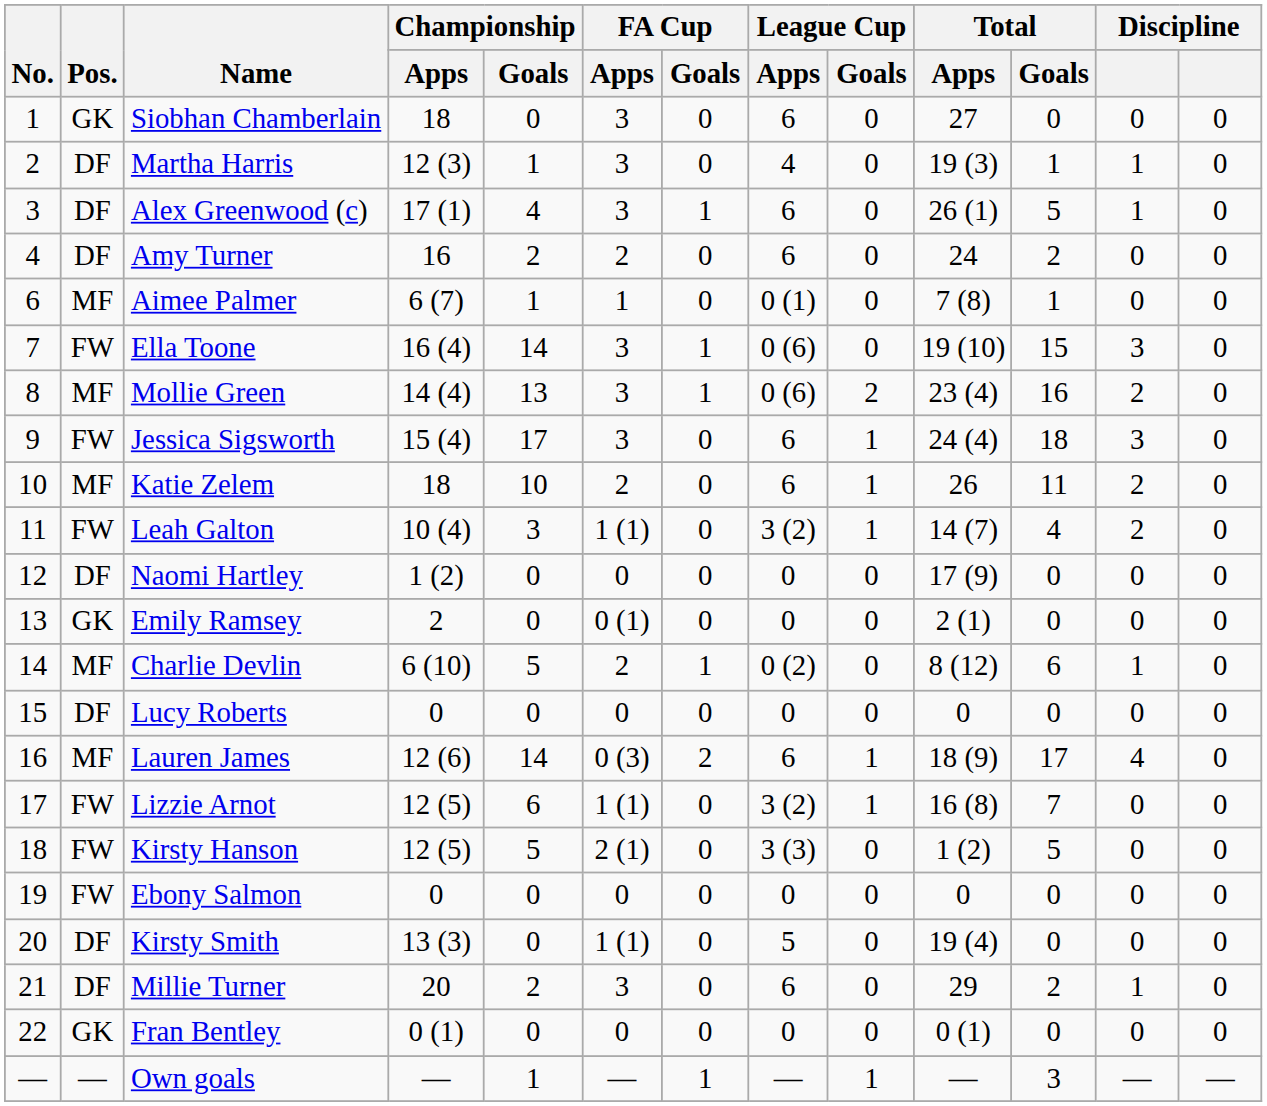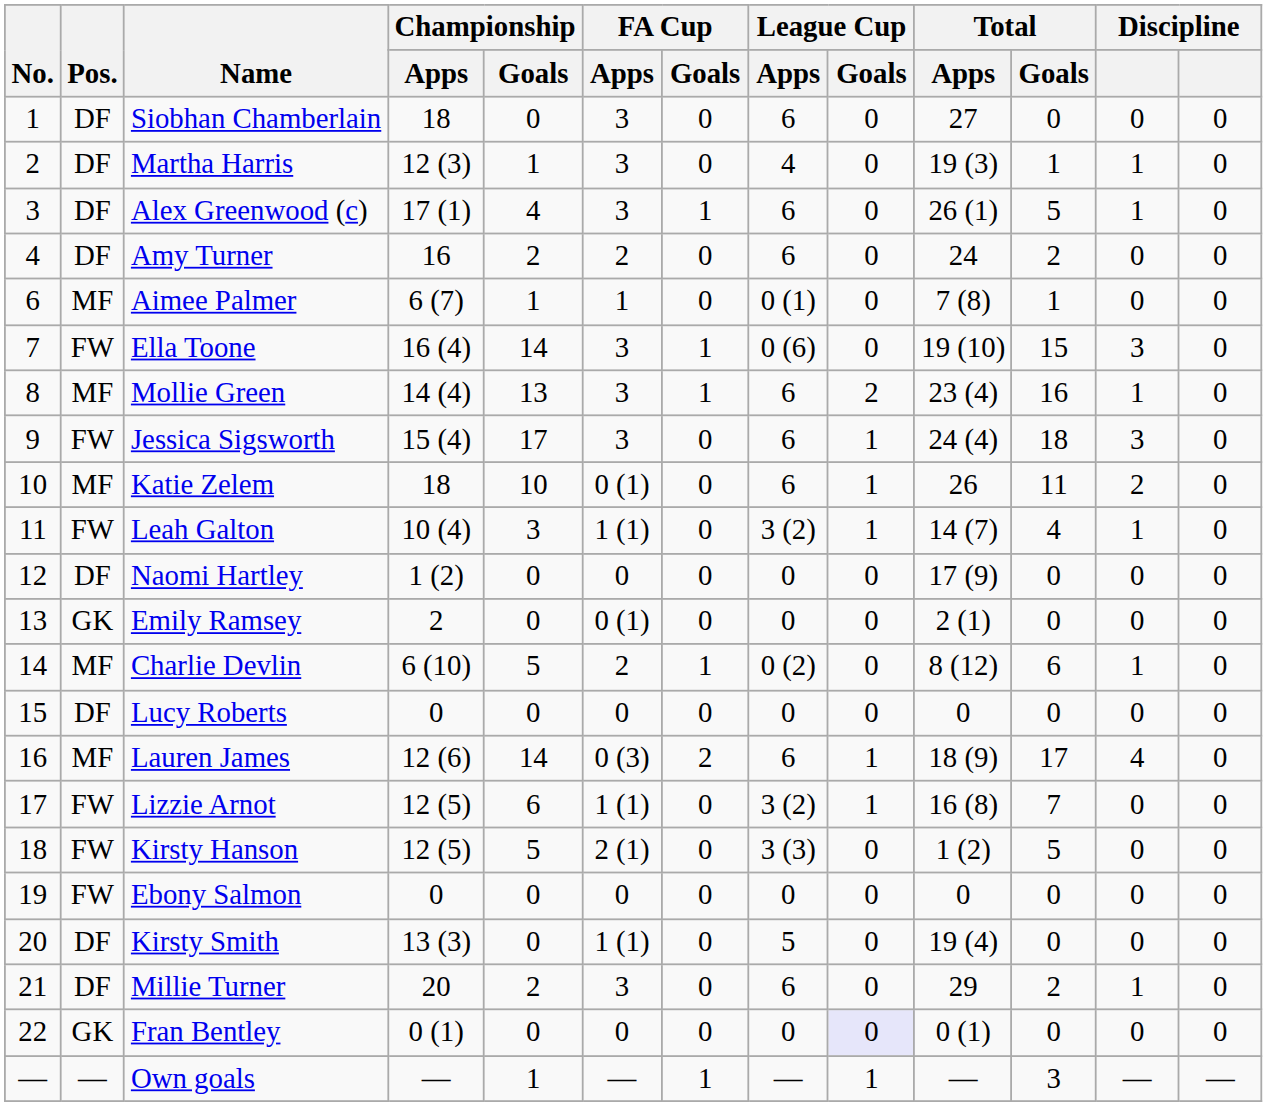(92, 118) GK -> (92, 118) DF
(788, 392) 0 (6) -> (788, 392) 6
(1137, 392) 2 -> (1137, 392) 1
(622, 484) 2 -> (622, 484) 0 (1)
(1137, 529) 2 -> (1137, 529) 1
(871, 1032) no background -> (871, 1032) lavender background
